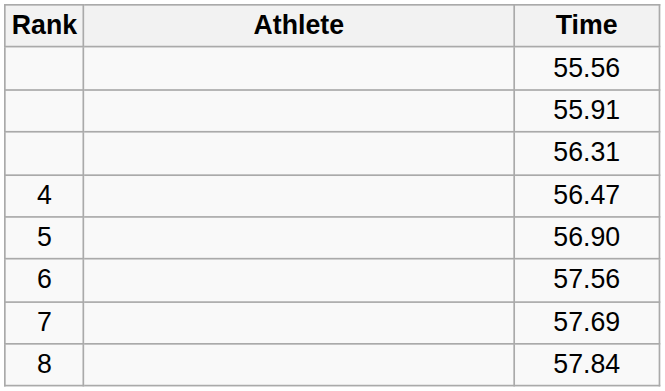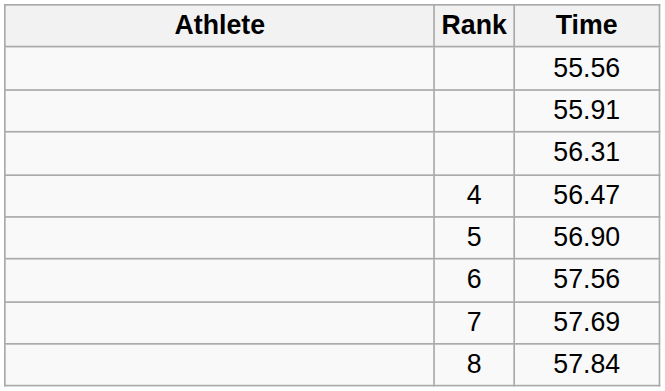columns swapped: (44, 25) <-> (299, 25)
